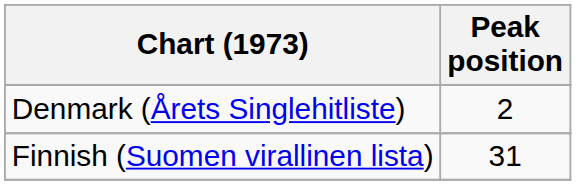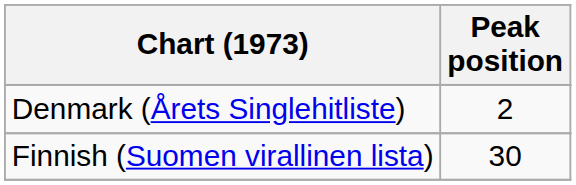(505, 155) 31 -> (505, 155) 30
